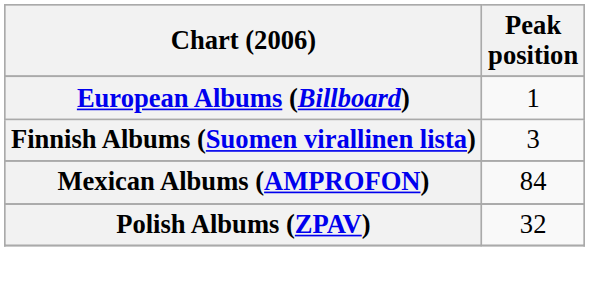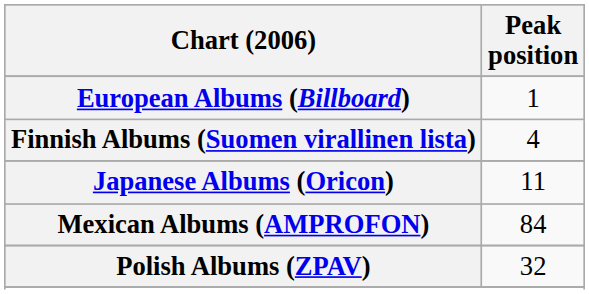(533, 139) 3 -> (533, 139) 4
+ row: (243, 181)
